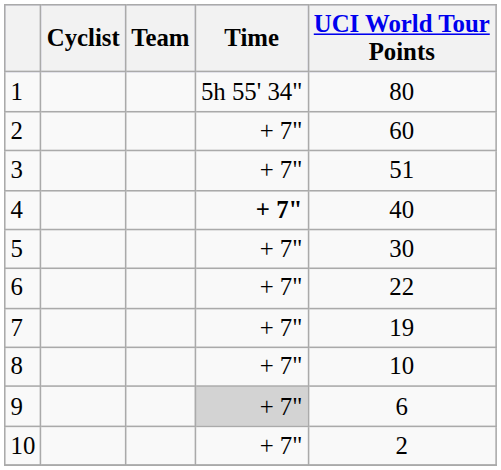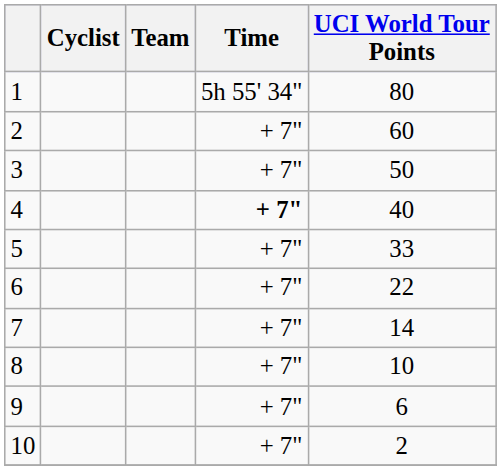(402, 170) 51 -> (402, 170) 50
(402, 248) 30 -> (402, 248) 33
(402, 327) 19 -> (402, 327) 14
(281, 406) lightgrey background -> (281, 406) no background
